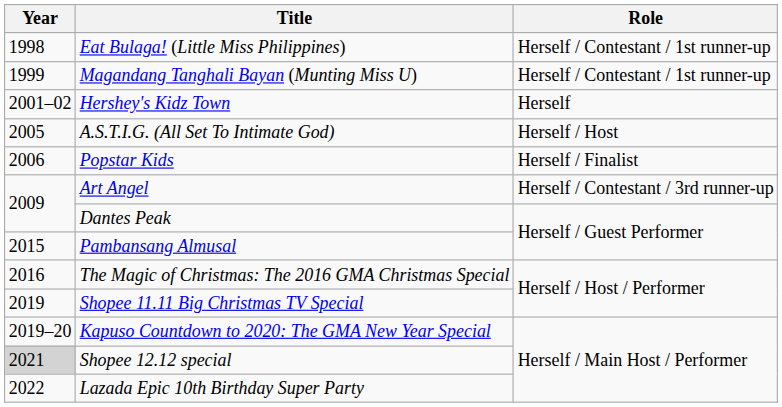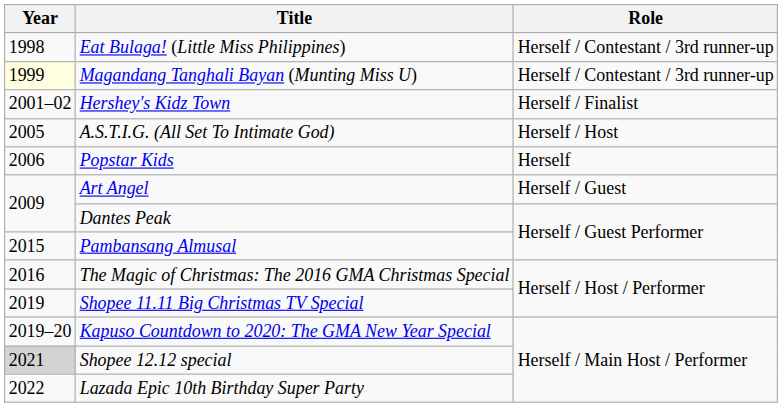(644, 47) Herself / Contestant / 1st runner-up -> (646, 47) Herself / Contestant / 3rd runner-up
(27, 75) no background -> (27, 75) lightyellow background
(644, 75) Herself / Contestant / 1st runner-up -> (646, 75) Herself / Contestant / 3rd runner-up
(544, 103) Herself -> (578, 103) Herself / Finalist
(578, 160) Herself / Finalist -> (544, 160) Herself
(646, 189) Herself / Contestant / 3rd runner-up -> (572, 189) Herself / Guest
